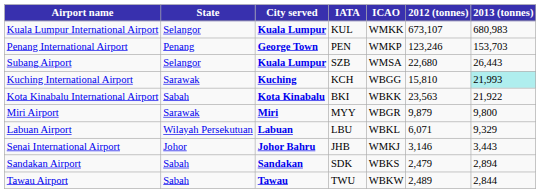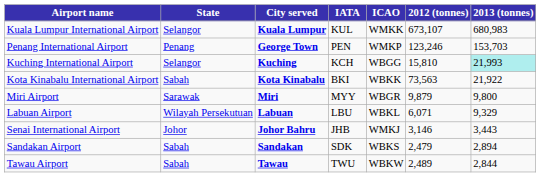- row: (39, 63)
(181, 79) Sarawak -> (182, 63) Selangor
(423, 96) 23,563 -> (423, 79) 73,563
